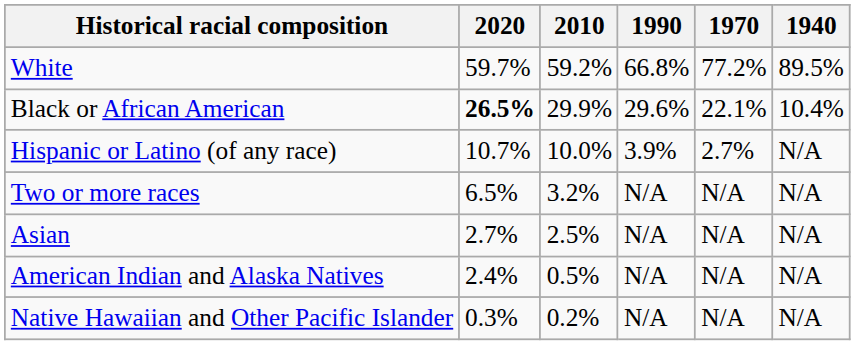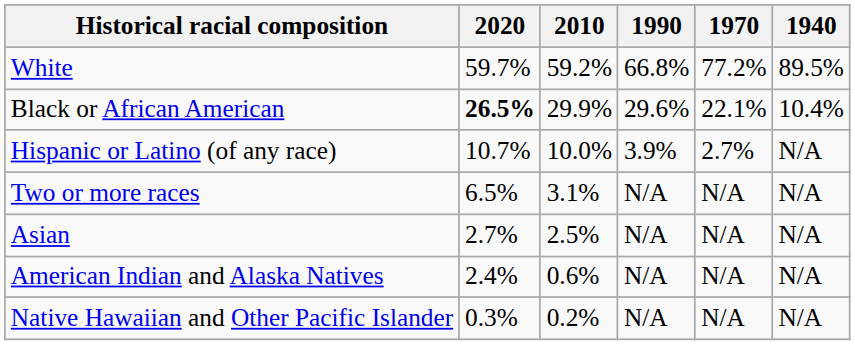(573, 192) 3.2% -> (573, 192) 3.1%
(573, 276) 0.5% -> (573, 276) 0.6%
